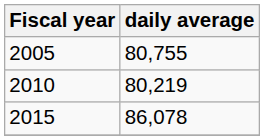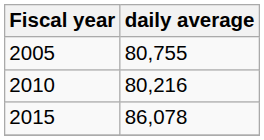(156, 85) 80,219 -> (156, 85) 80,216
